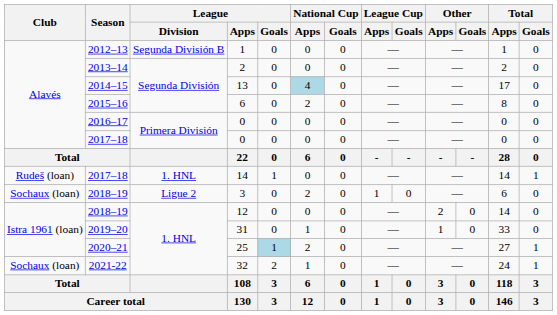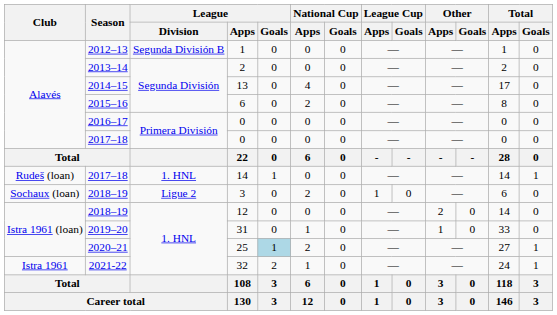(308, 85) lightblue background -> (308, 85) no background
(45, 265) Sochaux (loan) -> (45, 265) Istra 1961
